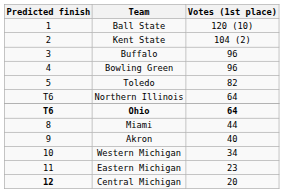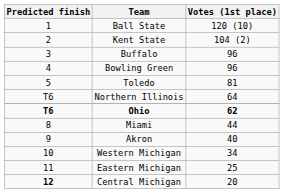(232, 82) 82 -> (232, 82) 81
(232, 111) 64 -> (232, 111) 62
(232, 168) 23 -> (232, 168) 25
